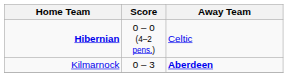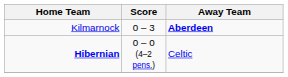rows swapped: (95, 65) <-> (97, 38)
